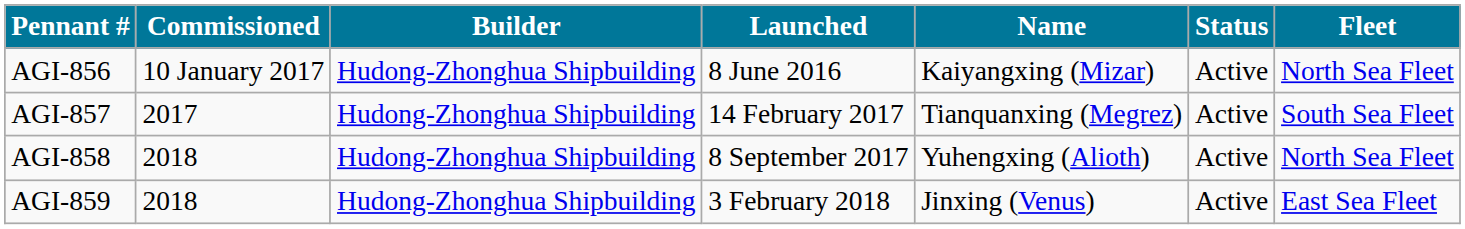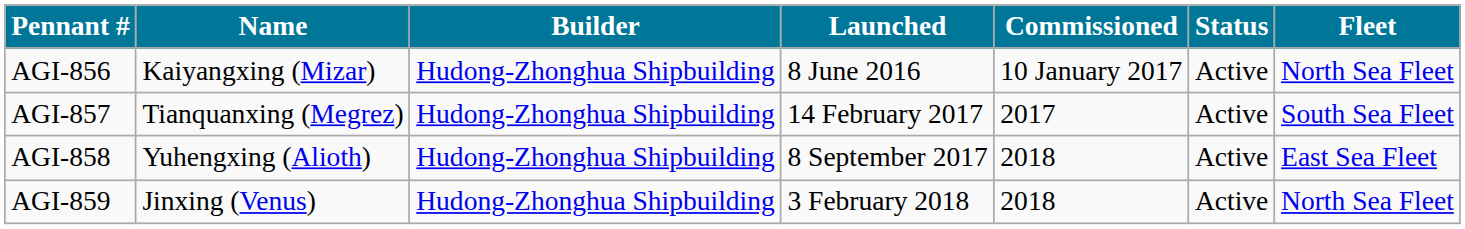columns swapped: (1052, 26) <-> (233, 26)
(1367, 157) North Sea Fleet -> (1359, 157) East Sea Fleet
(1359, 200) East Sea Fleet -> (1367, 200) North Sea Fleet
